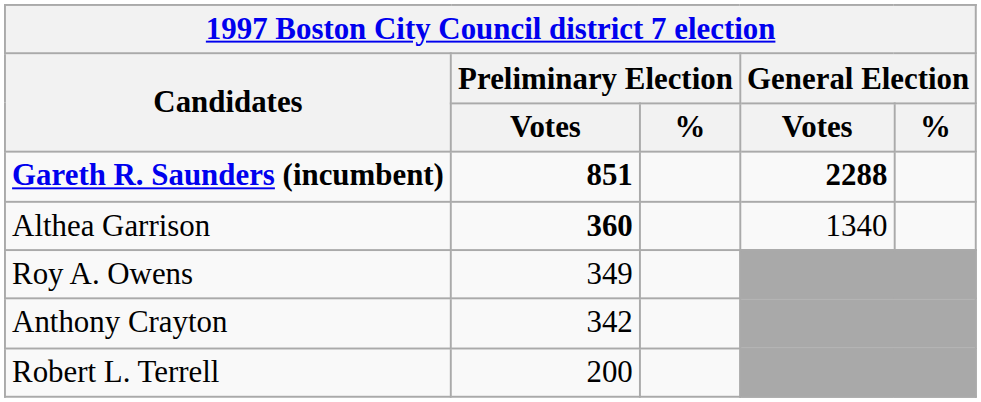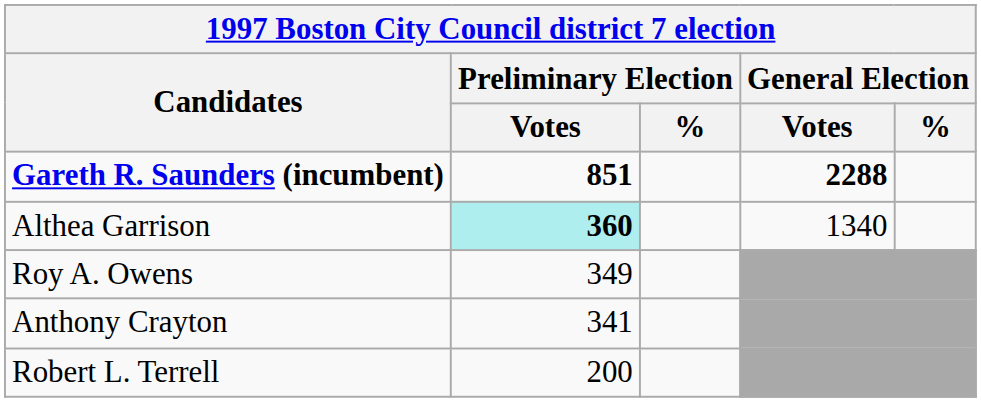(610, 224) no background -> (610, 224) paleturquoise background
(610, 322) 342 -> (610, 322) 341
